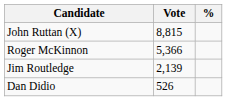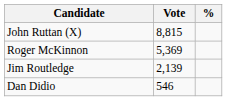(169, 50) 5,366 -> (169, 50) 5,369
(165, 86) 526 -> (165, 86) 546
